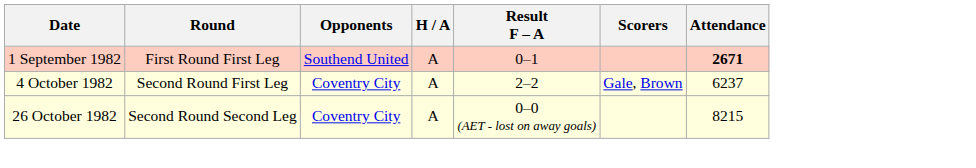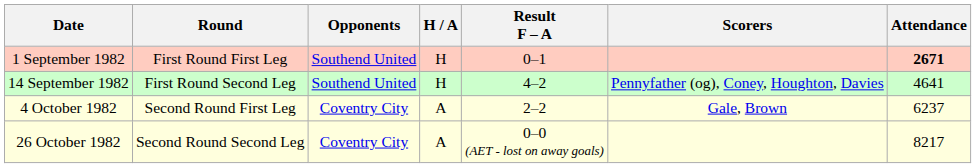(433, 58) A -> (441, 58) H
+ row: (68, 83)
(728, 116) 8215 -> (929, 141) 8217
